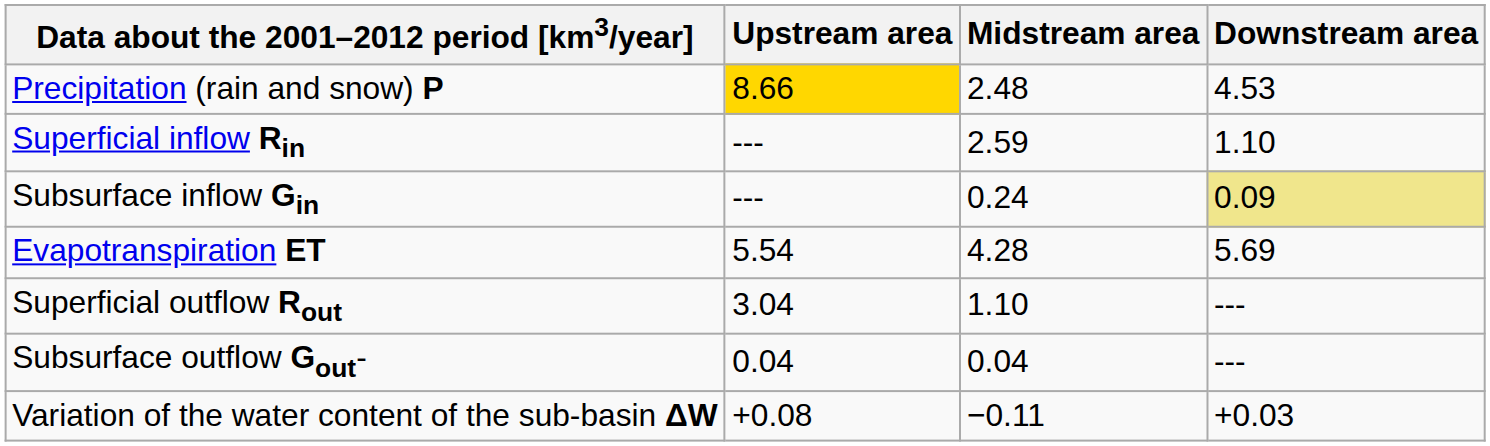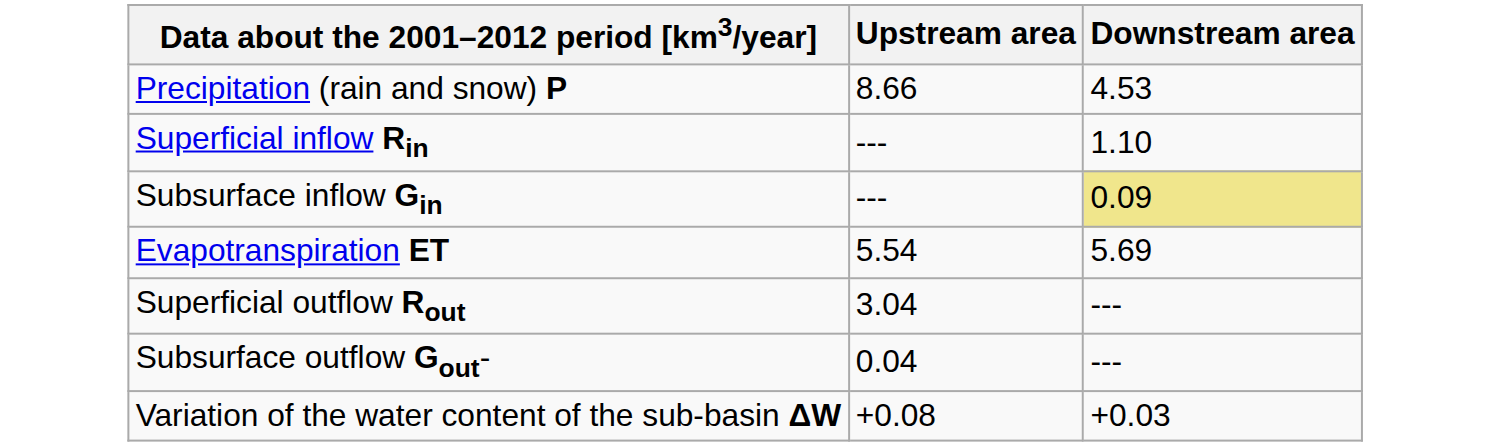- column: (1083, 33)
(763, 88) gold background -> (887, 88) no background
